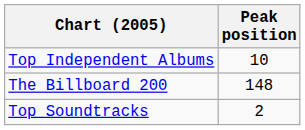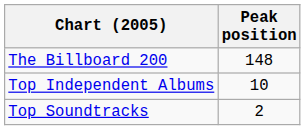rows swapped: (88, 86) <-> (111, 61)
